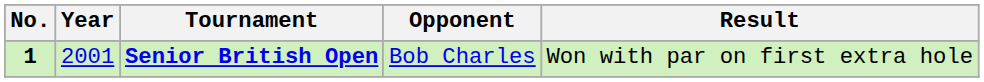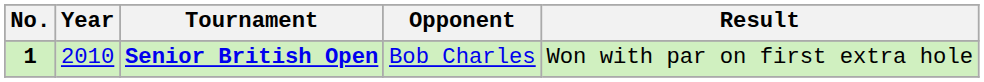(88, 59) 2001 -> (88, 59) 2010
